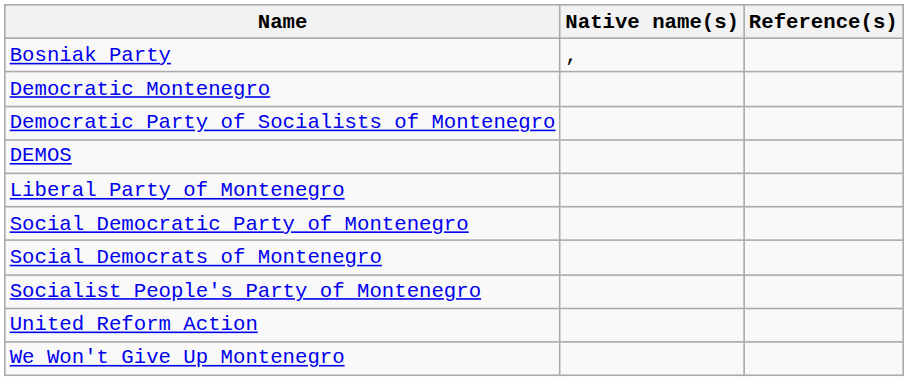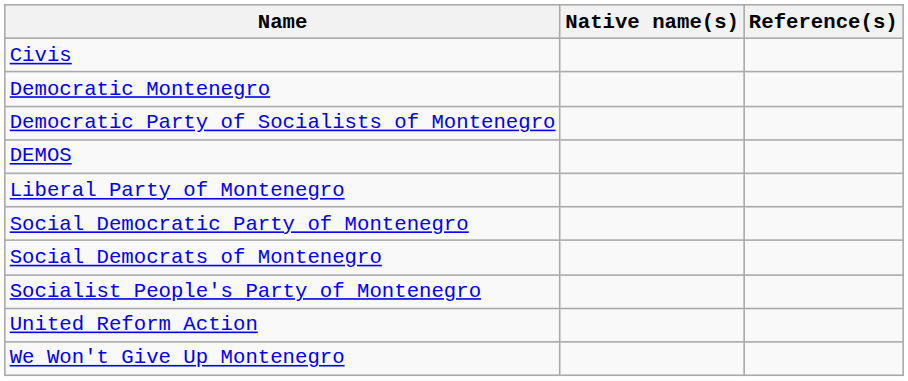- row: (90, 55)
+ row: (41, 55)
